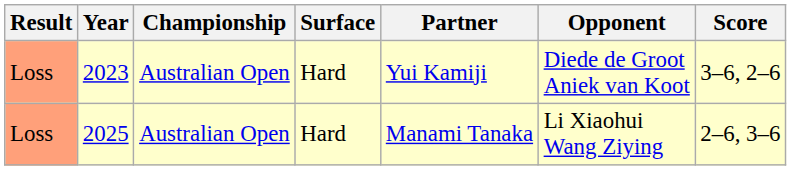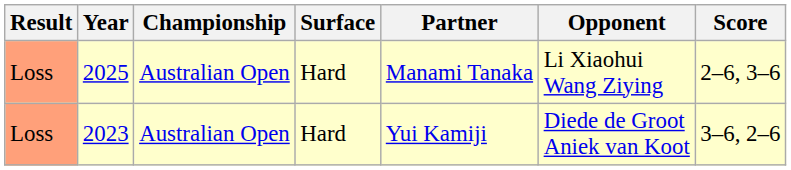rows swapped: (106, 71) <-> (106, 133)
